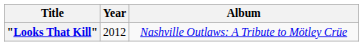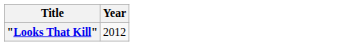- column: (244, 13)
